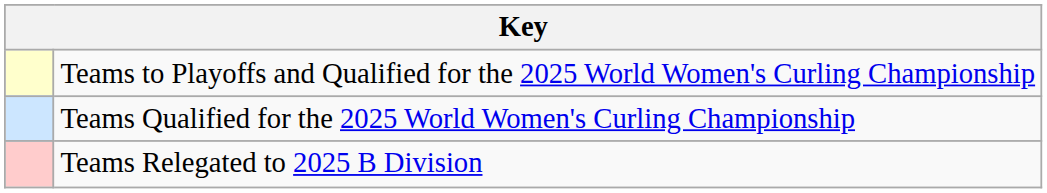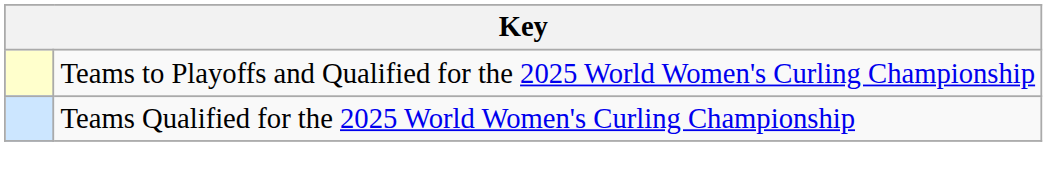- row: (271, 163)
